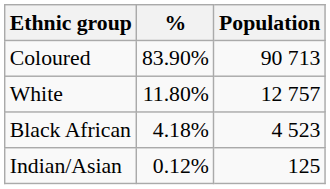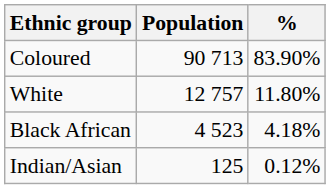columns swapped: (270, 22) <-> (175, 22)
